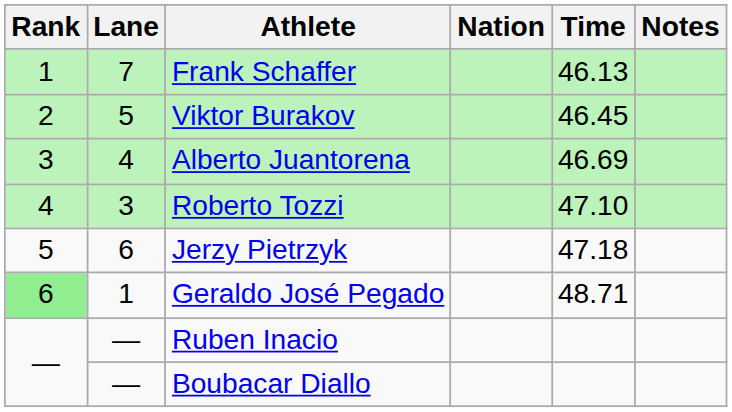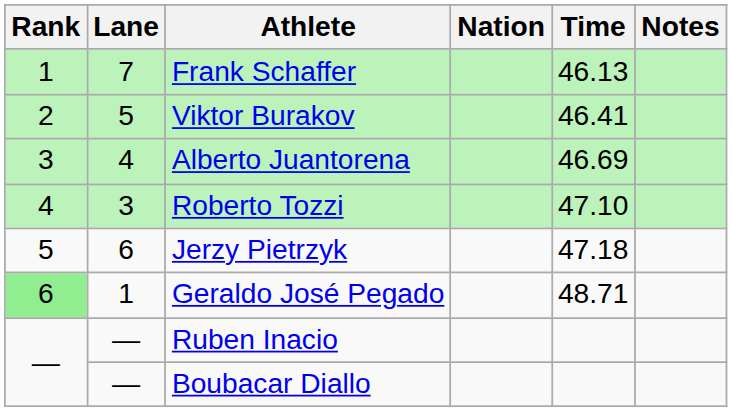(593, 116) 46.45 -> (593, 116) 46.41
